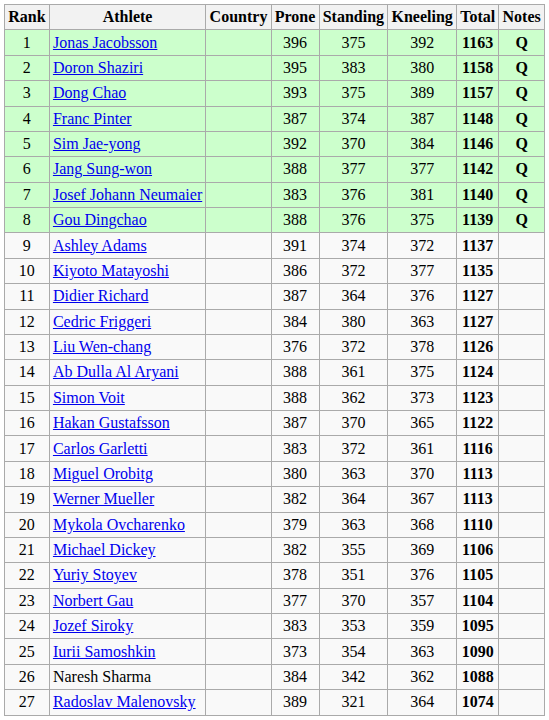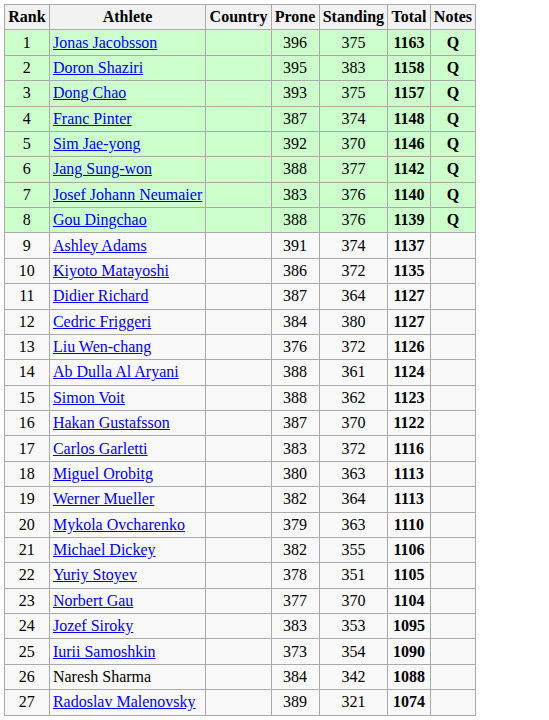- column: (422, 17)
